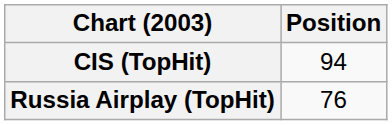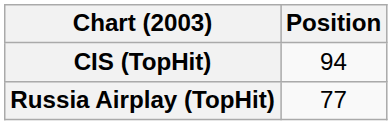(334, 100) 76 -> (334, 100) 77
